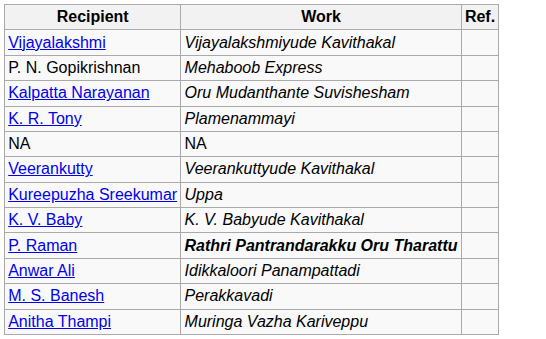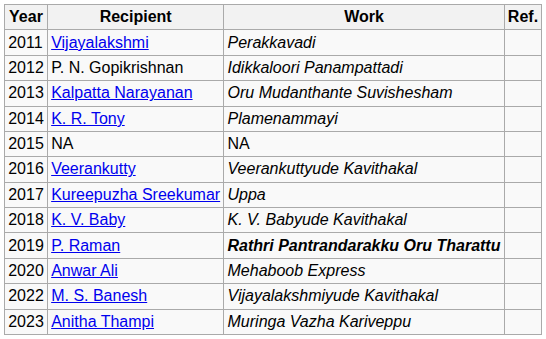+ column: (26, 17)
(290, 42) Vijayalakshmiyude Kavithakal -> (272, 42) Perakkavadi
(253, 67) Mehaboob Express -> (315, 67) Idikkaloori Panampattadi
(272, 270) Idikkaloori Panampattadi -> (296, 270) Mehaboob Express
(229, 296) Perakkavadi -> (333, 296) Vijayalakshmiyude Kavithakal
